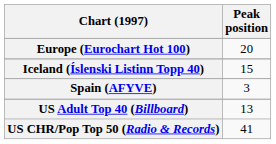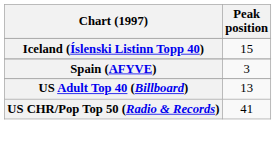- row: (113, 48)
